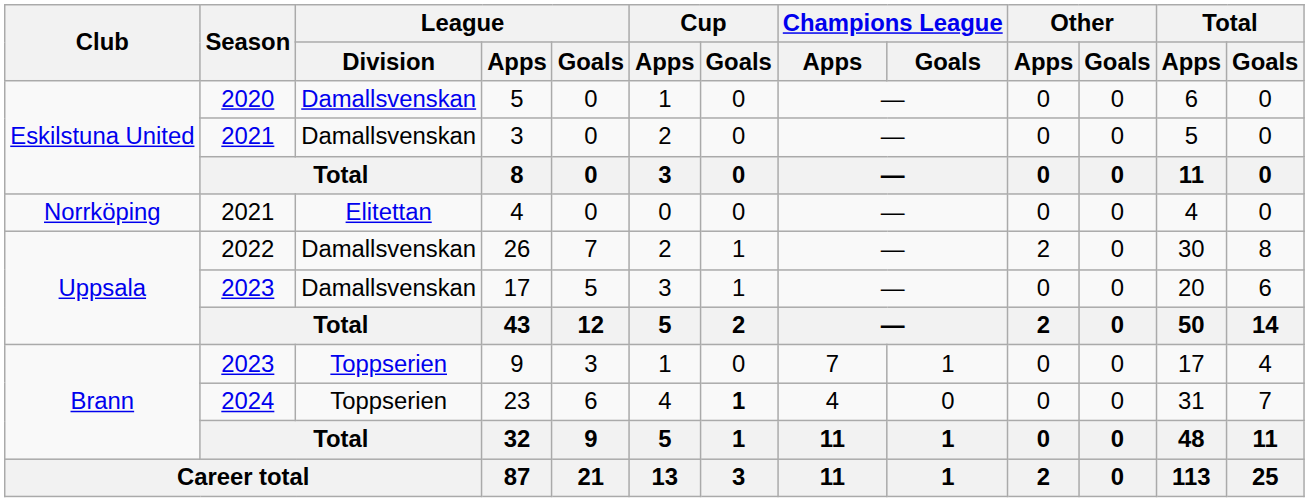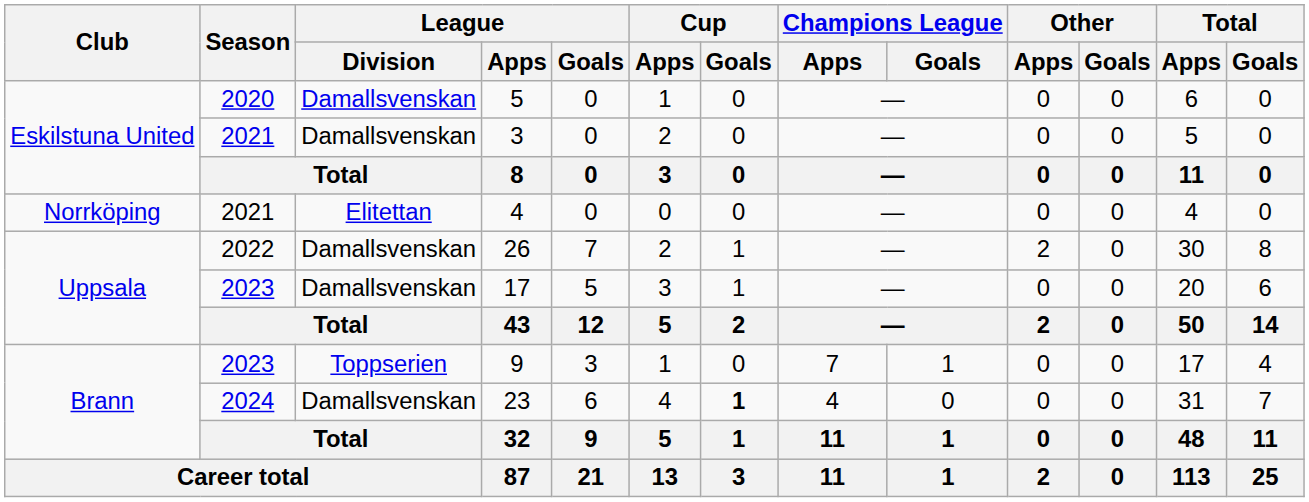(389, 401) Toppserien -> (389, 401) Damallsvenskan
